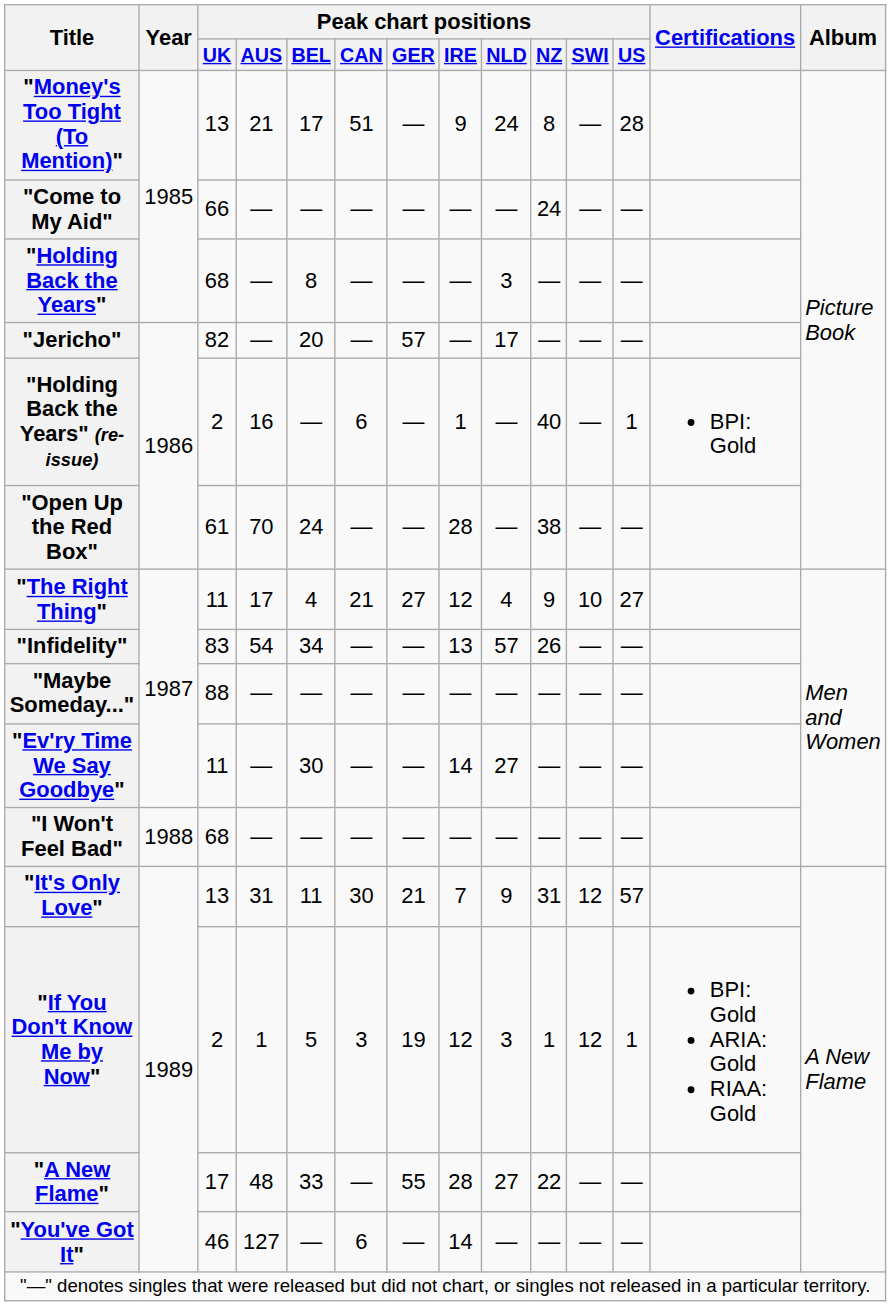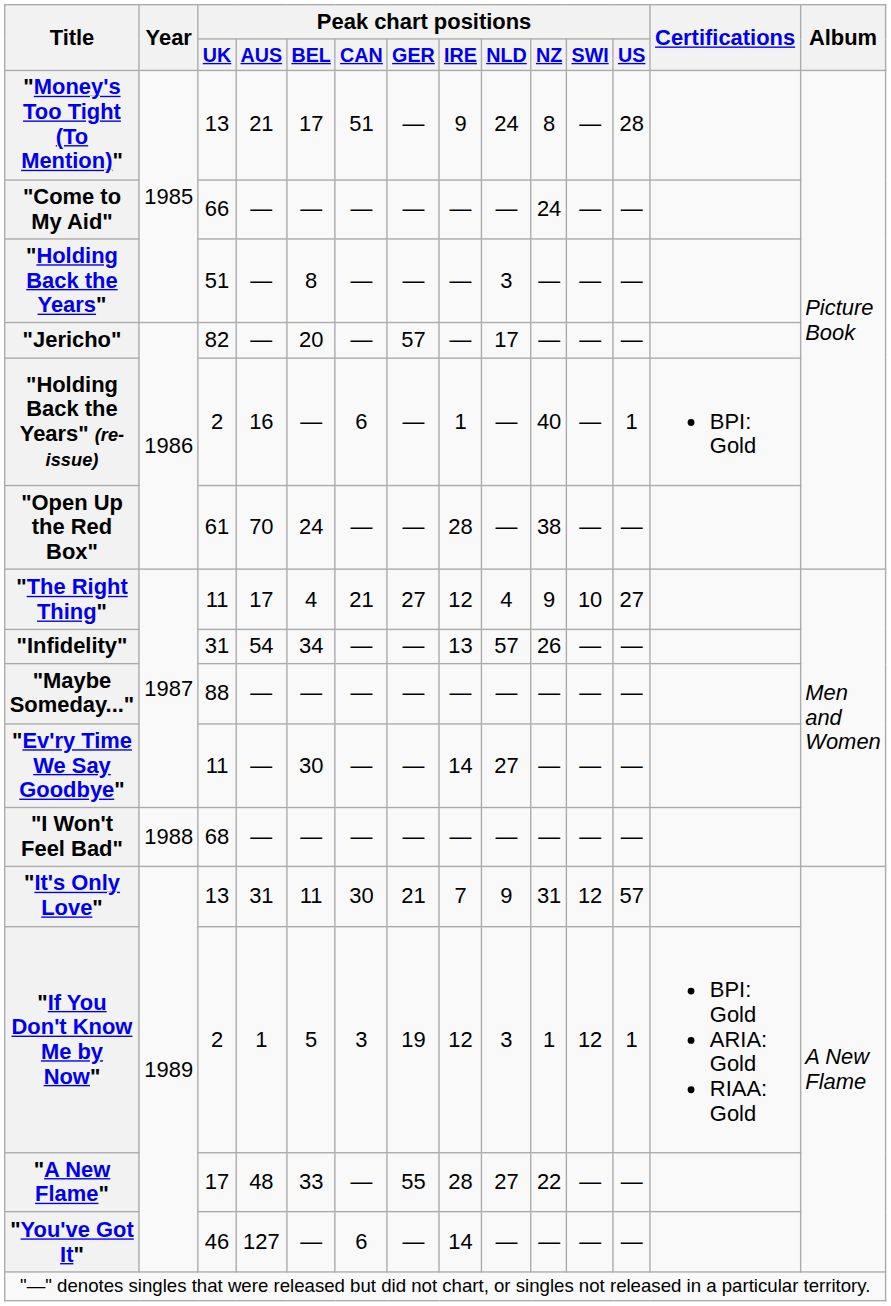(217, 280) 68 -> (217, 280) 51
(217, 646) 83 -> (217, 646) 31
